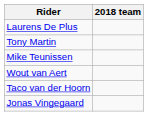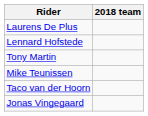+ row: (45, 42)
- row: (37, 73)
